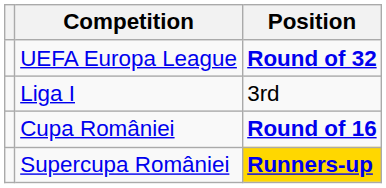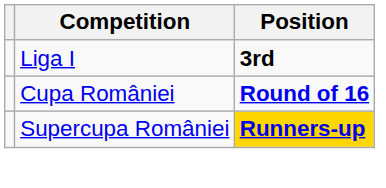- row: (129, 57)
(263, 93) normal -> (257, 57) bold
